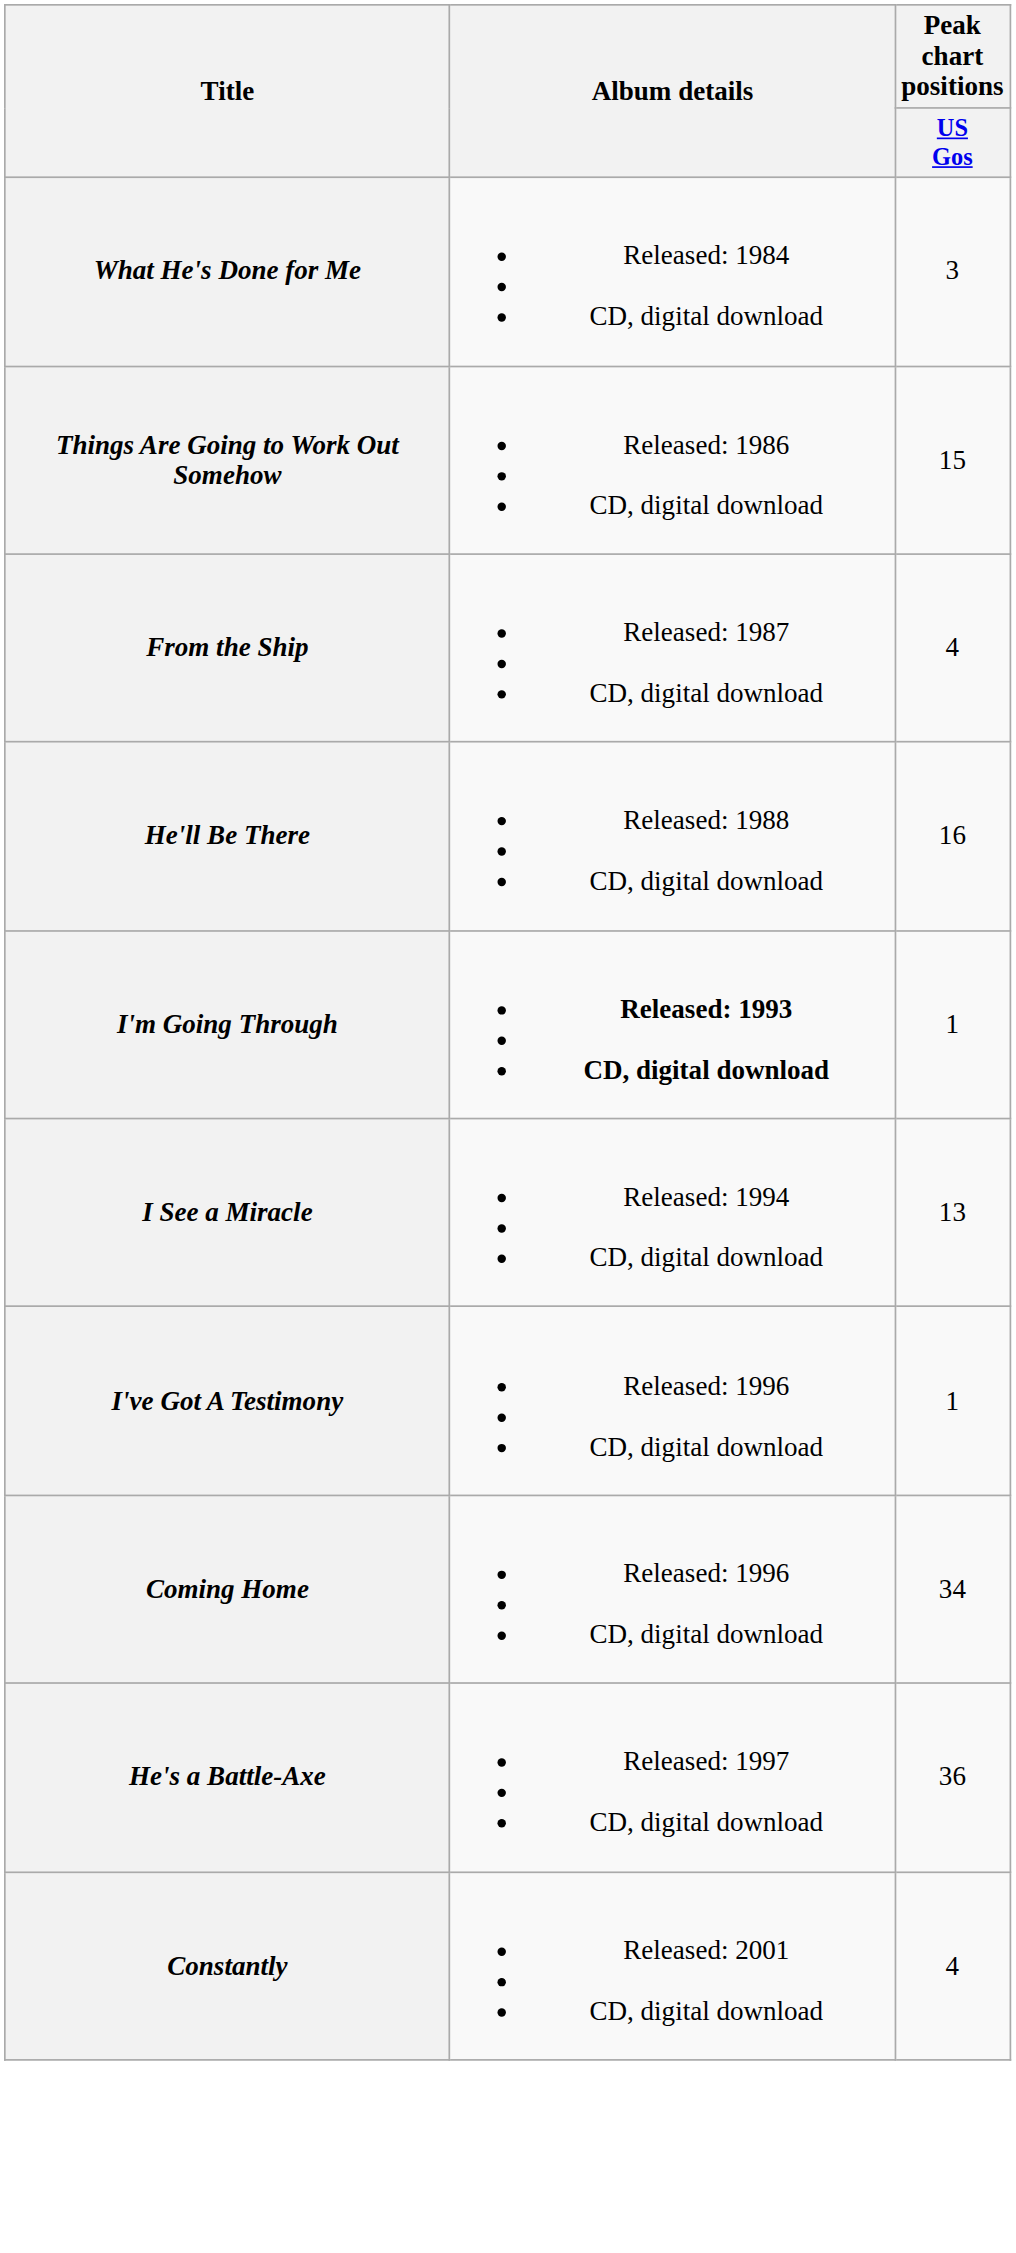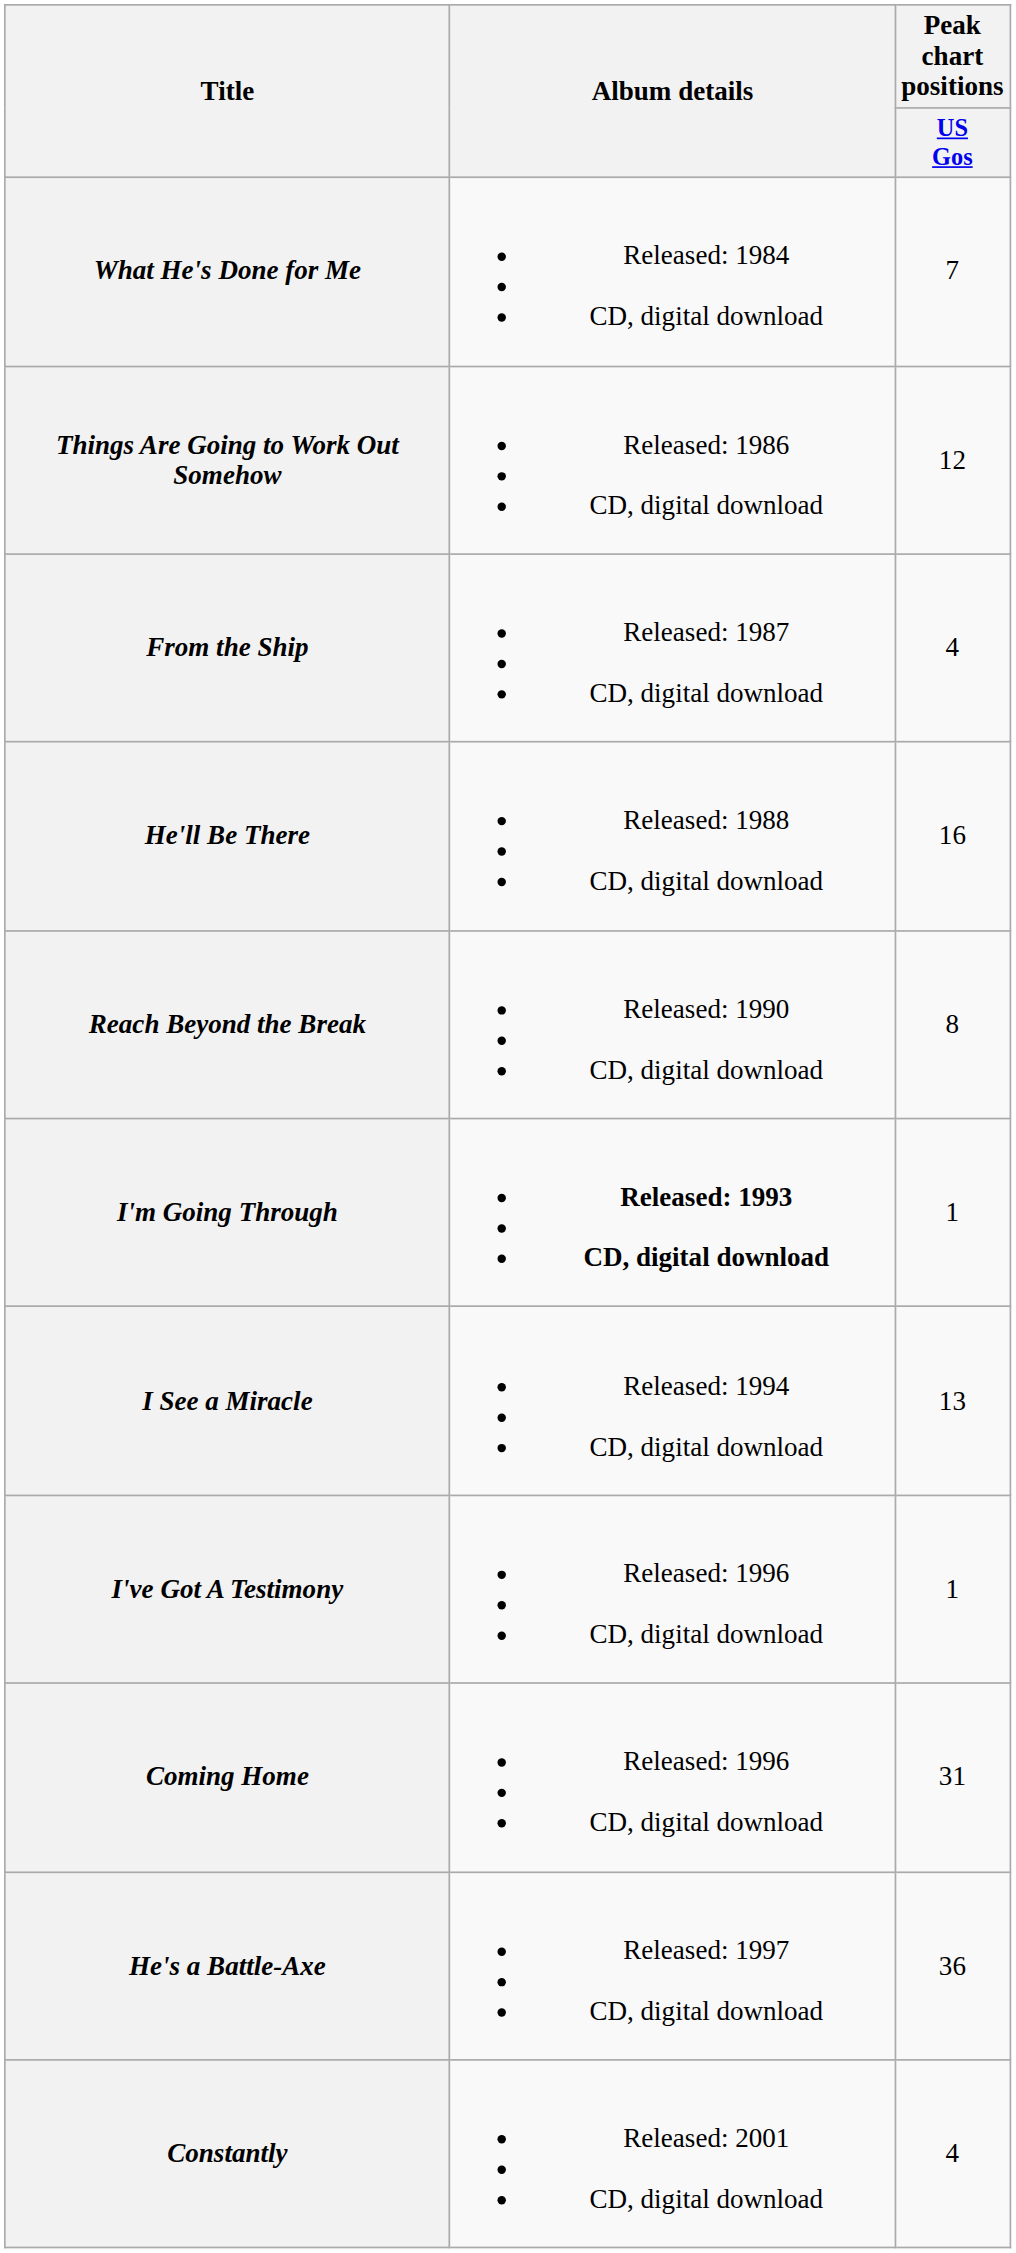(952, 271) 3 -> (952, 271) 7
(952, 459) 15 -> (952, 459) 12
+ row: (227, 1024)
(952, 1588) 34 -> (952, 1776) 31
